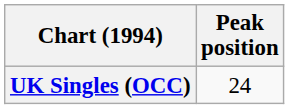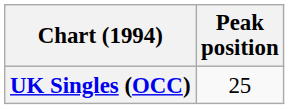(240, 84) 24 -> (240, 84) 25
